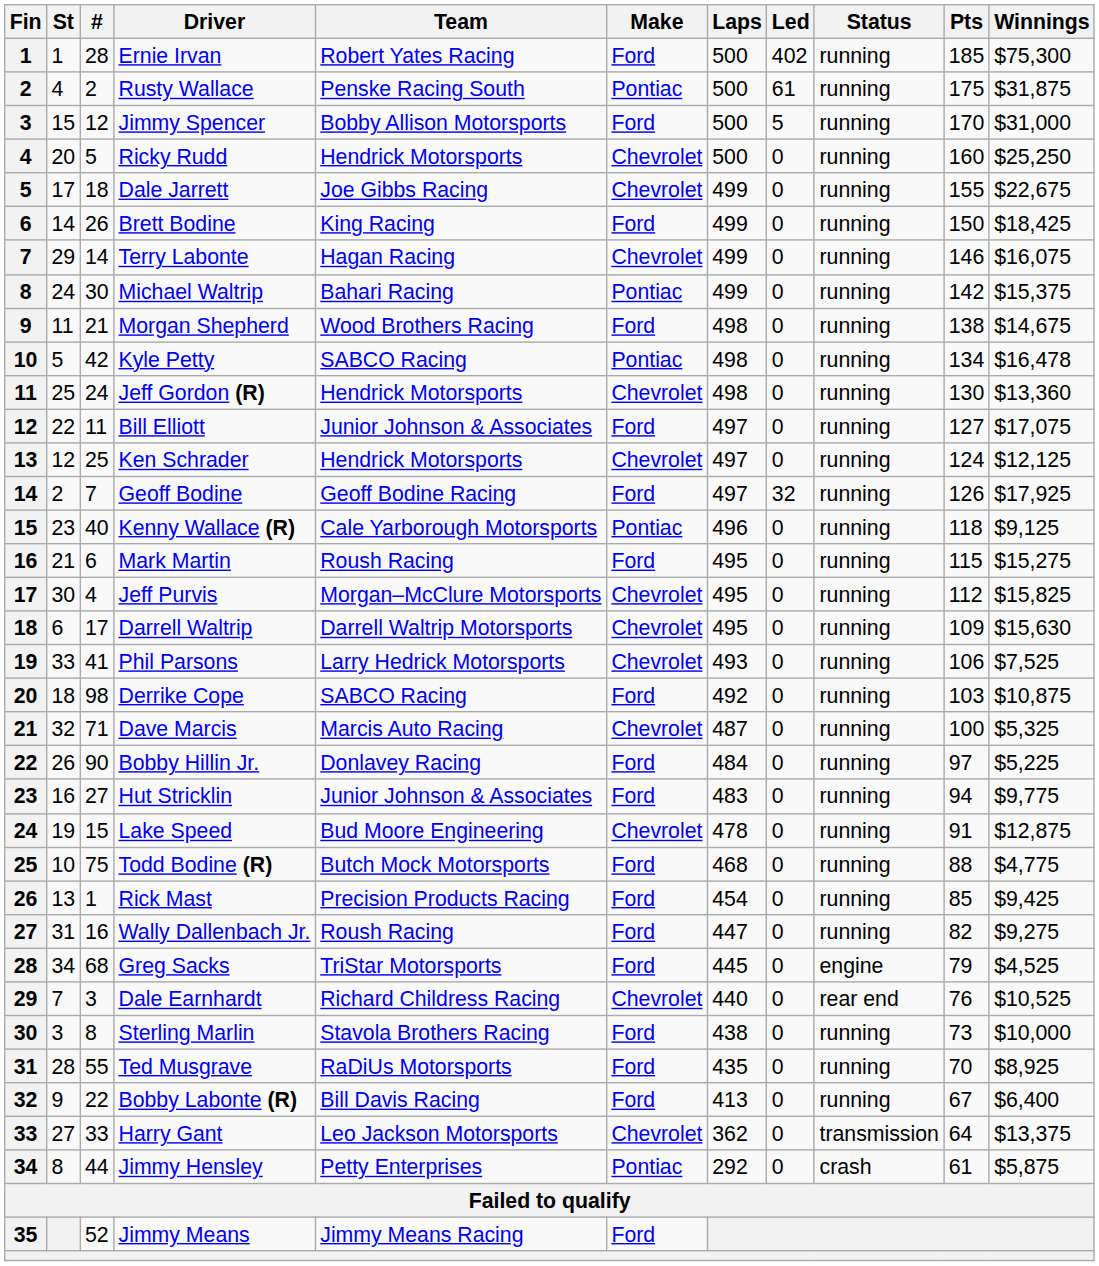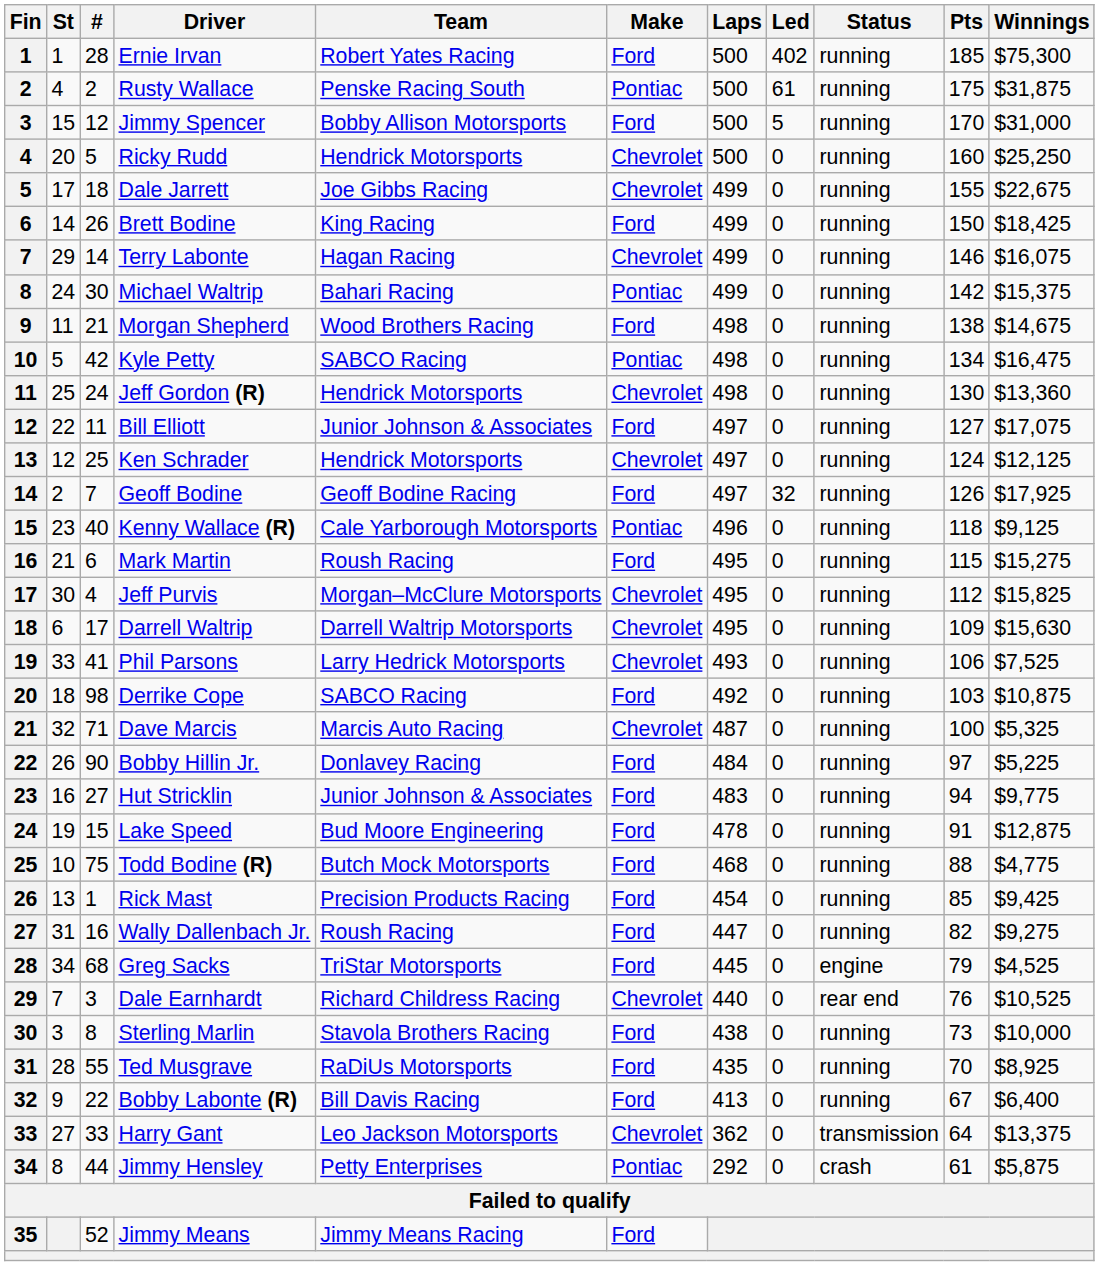(1033, 359) $16,478 -> (1033, 359) $16,475
(657, 830) Chevrolet -> (633, 830) Ford
